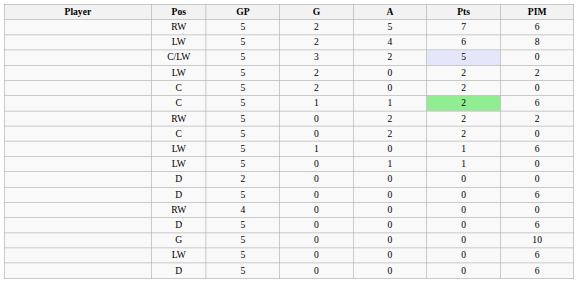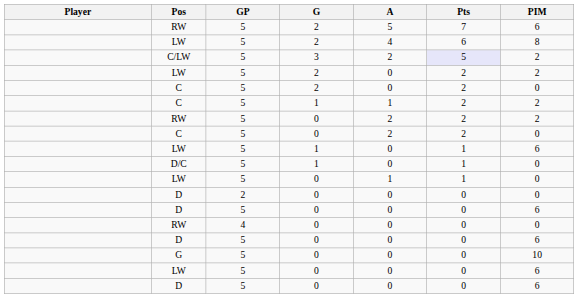(537, 57) 0 -> (537, 57) 2
(464, 103) lightgreen background -> (464, 103) no background
(537, 103) 6 -> (537, 103) 2
+ row: (179, 164)
